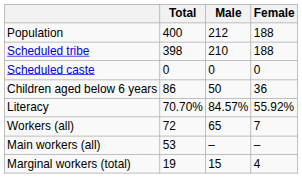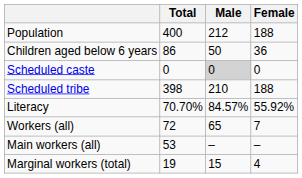rows swapped: (82, 88) <-> (48, 51)
(212, 70) no background -> (212, 70) lightgrey background
